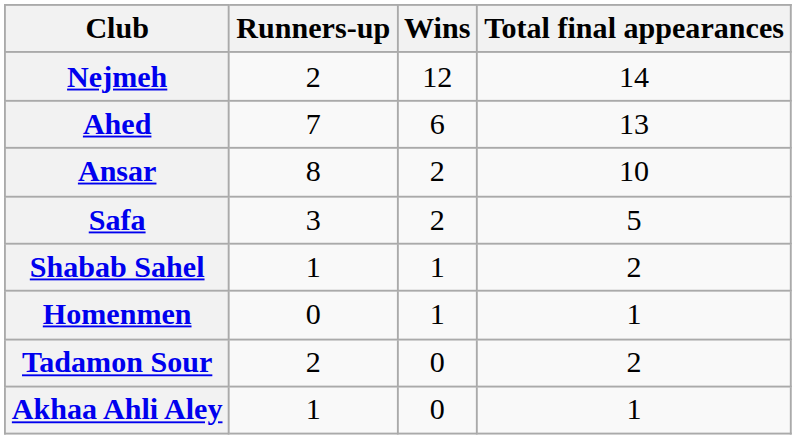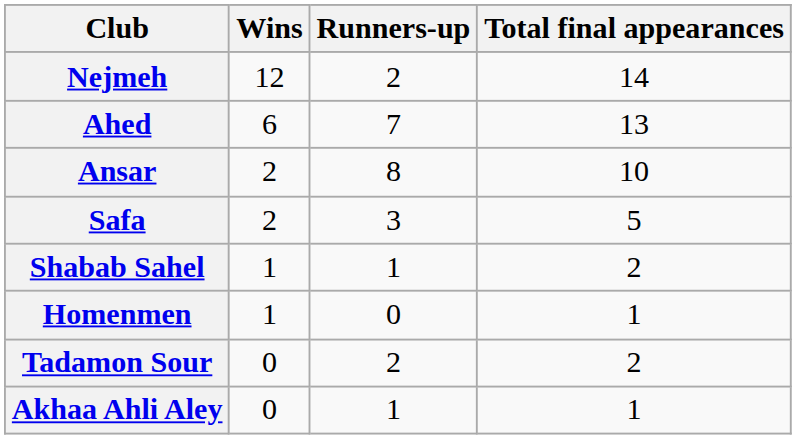columns swapped: (437, 28) <-> (313, 28)
